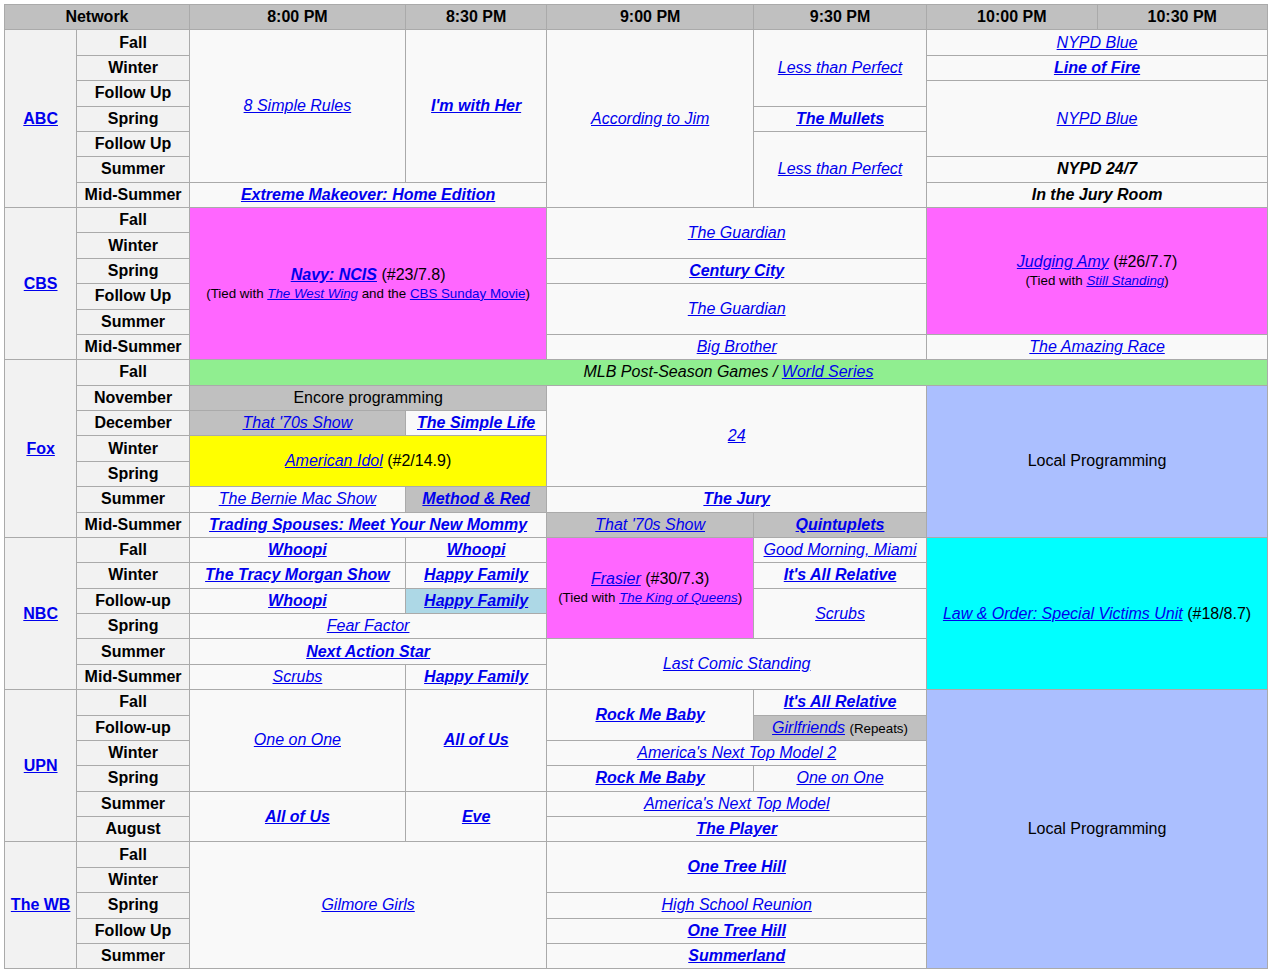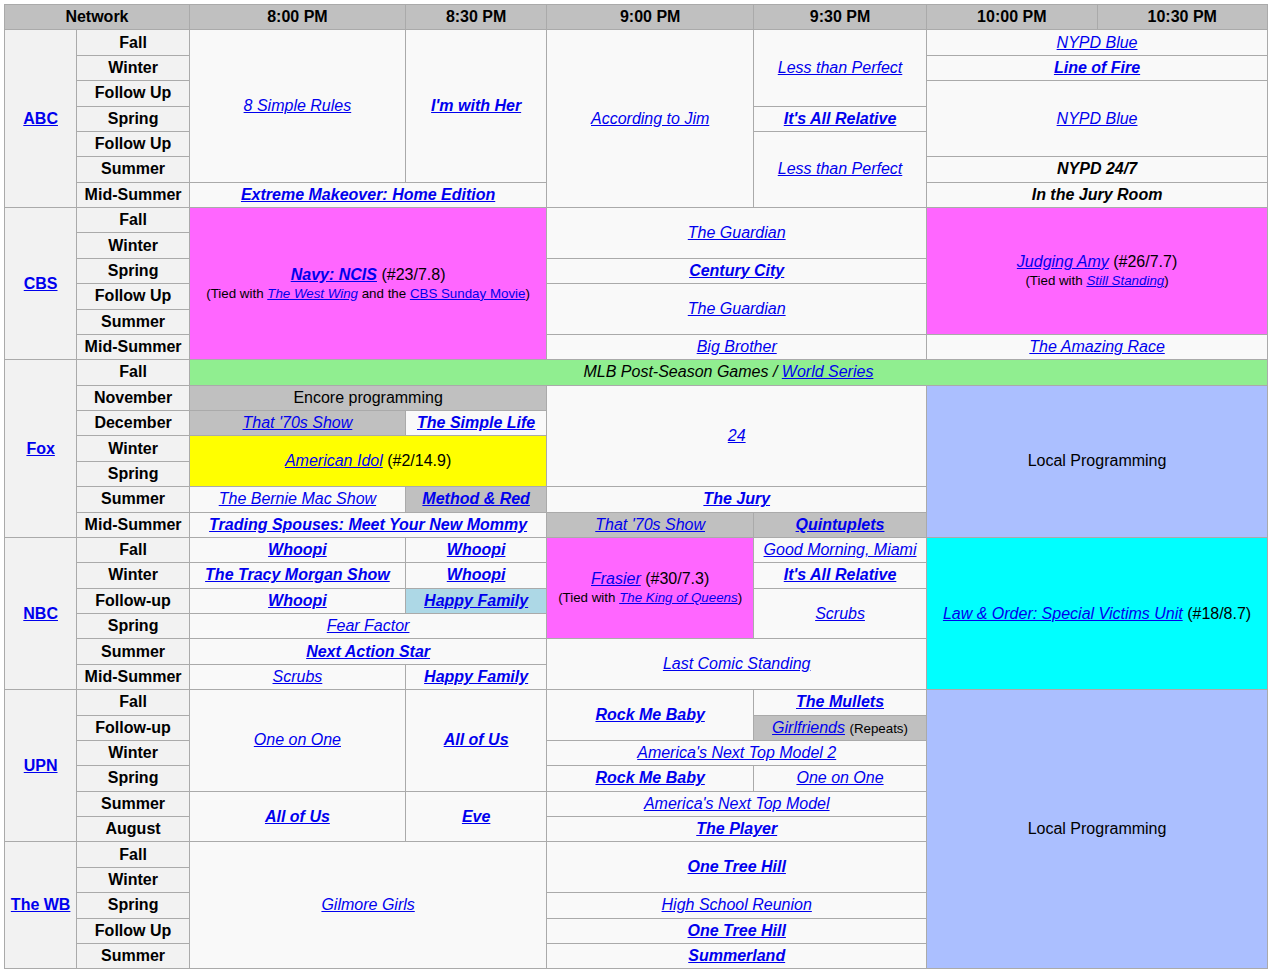(840, 118) The Mullets -> (840, 118) It's All Relative
(476, 575) Happy Family -> (476, 575) Whoopi
(840, 702) It's All Relative -> (840, 702) The Mullets
